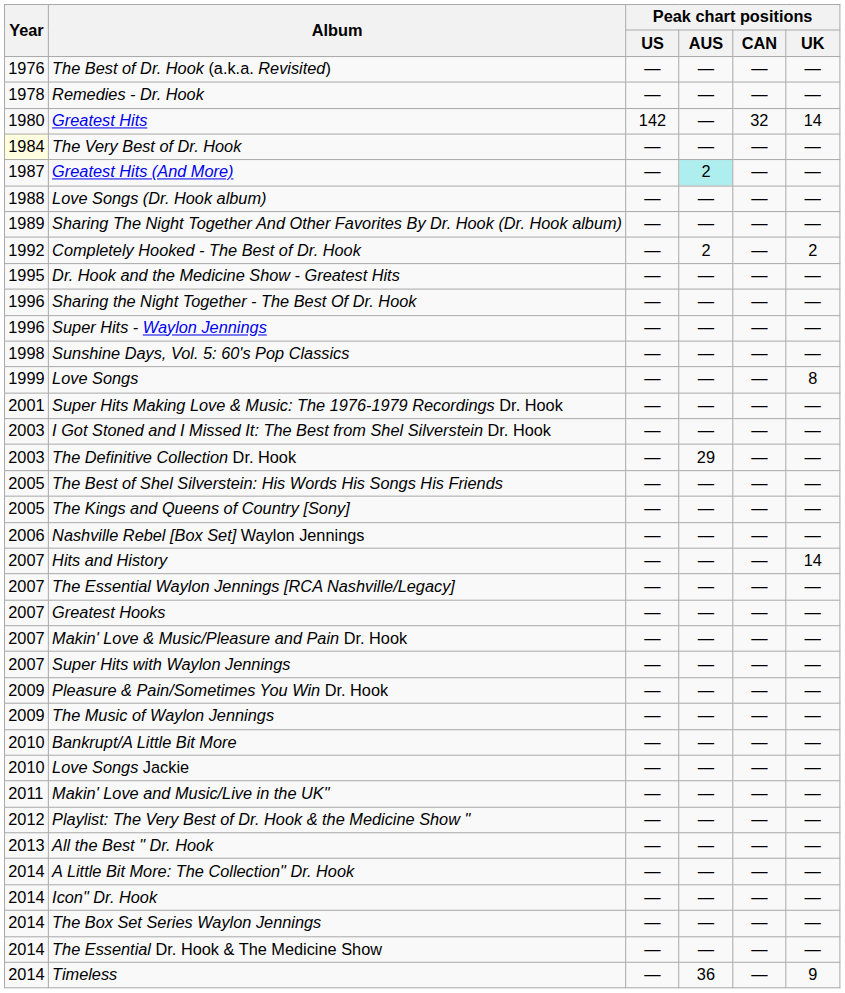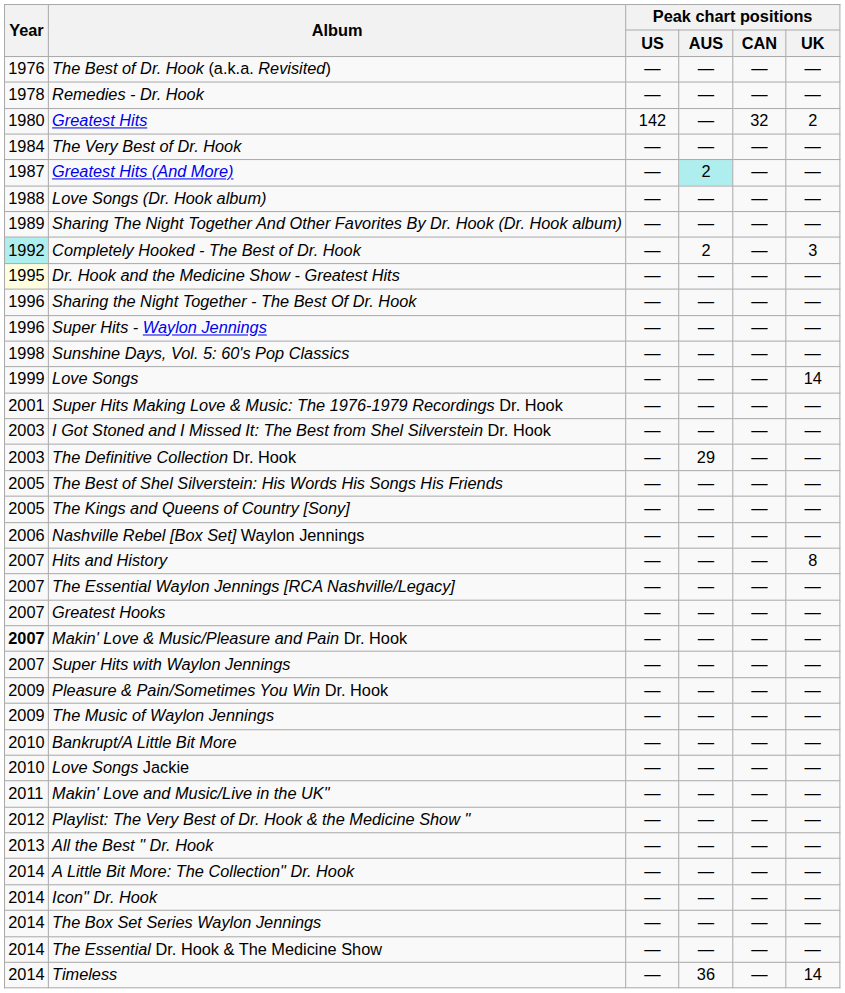(813, 120) 14 -> (813, 120) 2
(26, 146) lightyellow background -> (26, 146) no background
(26, 250) no background -> (26, 250) paleturquoise background
(813, 250) 2 -> (813, 250) 3
(26, 276) no background -> (26, 276) lightyellow background
(813, 379) 8 -> (813, 379) 14
(813, 560) 14 -> (813, 560) 8
(26, 638) normal -> (26, 638) bold
(813, 975) 9 -> (813, 975) 14
